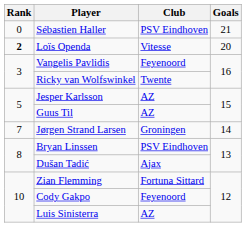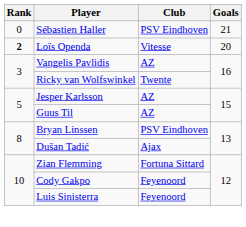(163, 63) Feyenoord -> (147, 63) AZ
- row: (81, 130)
(147, 213) AZ -> (163, 197) Feyenoord
